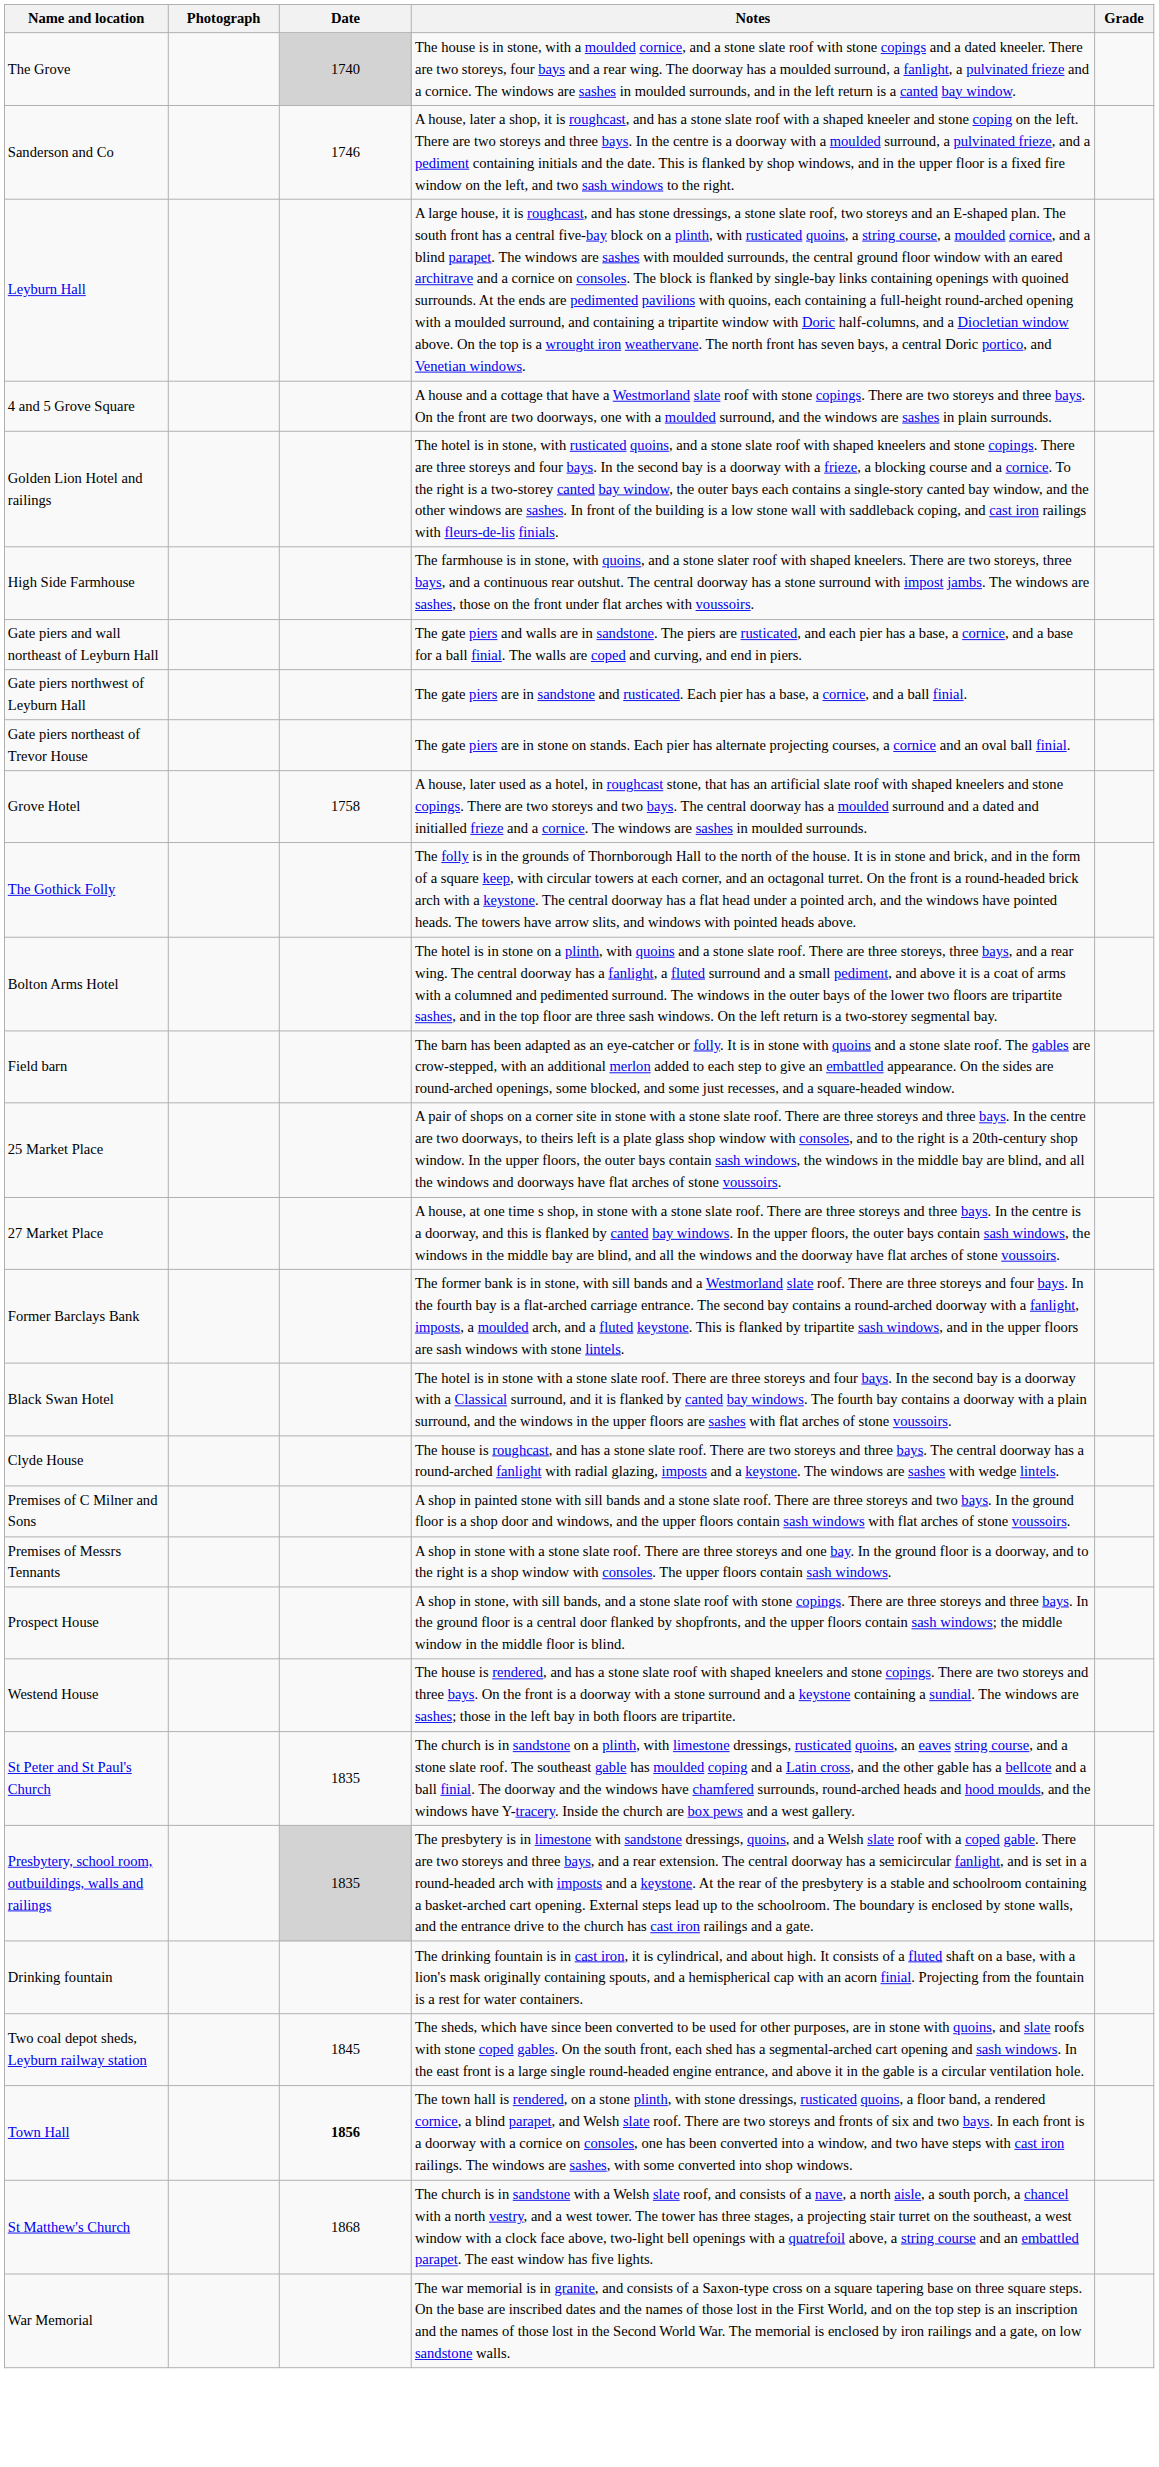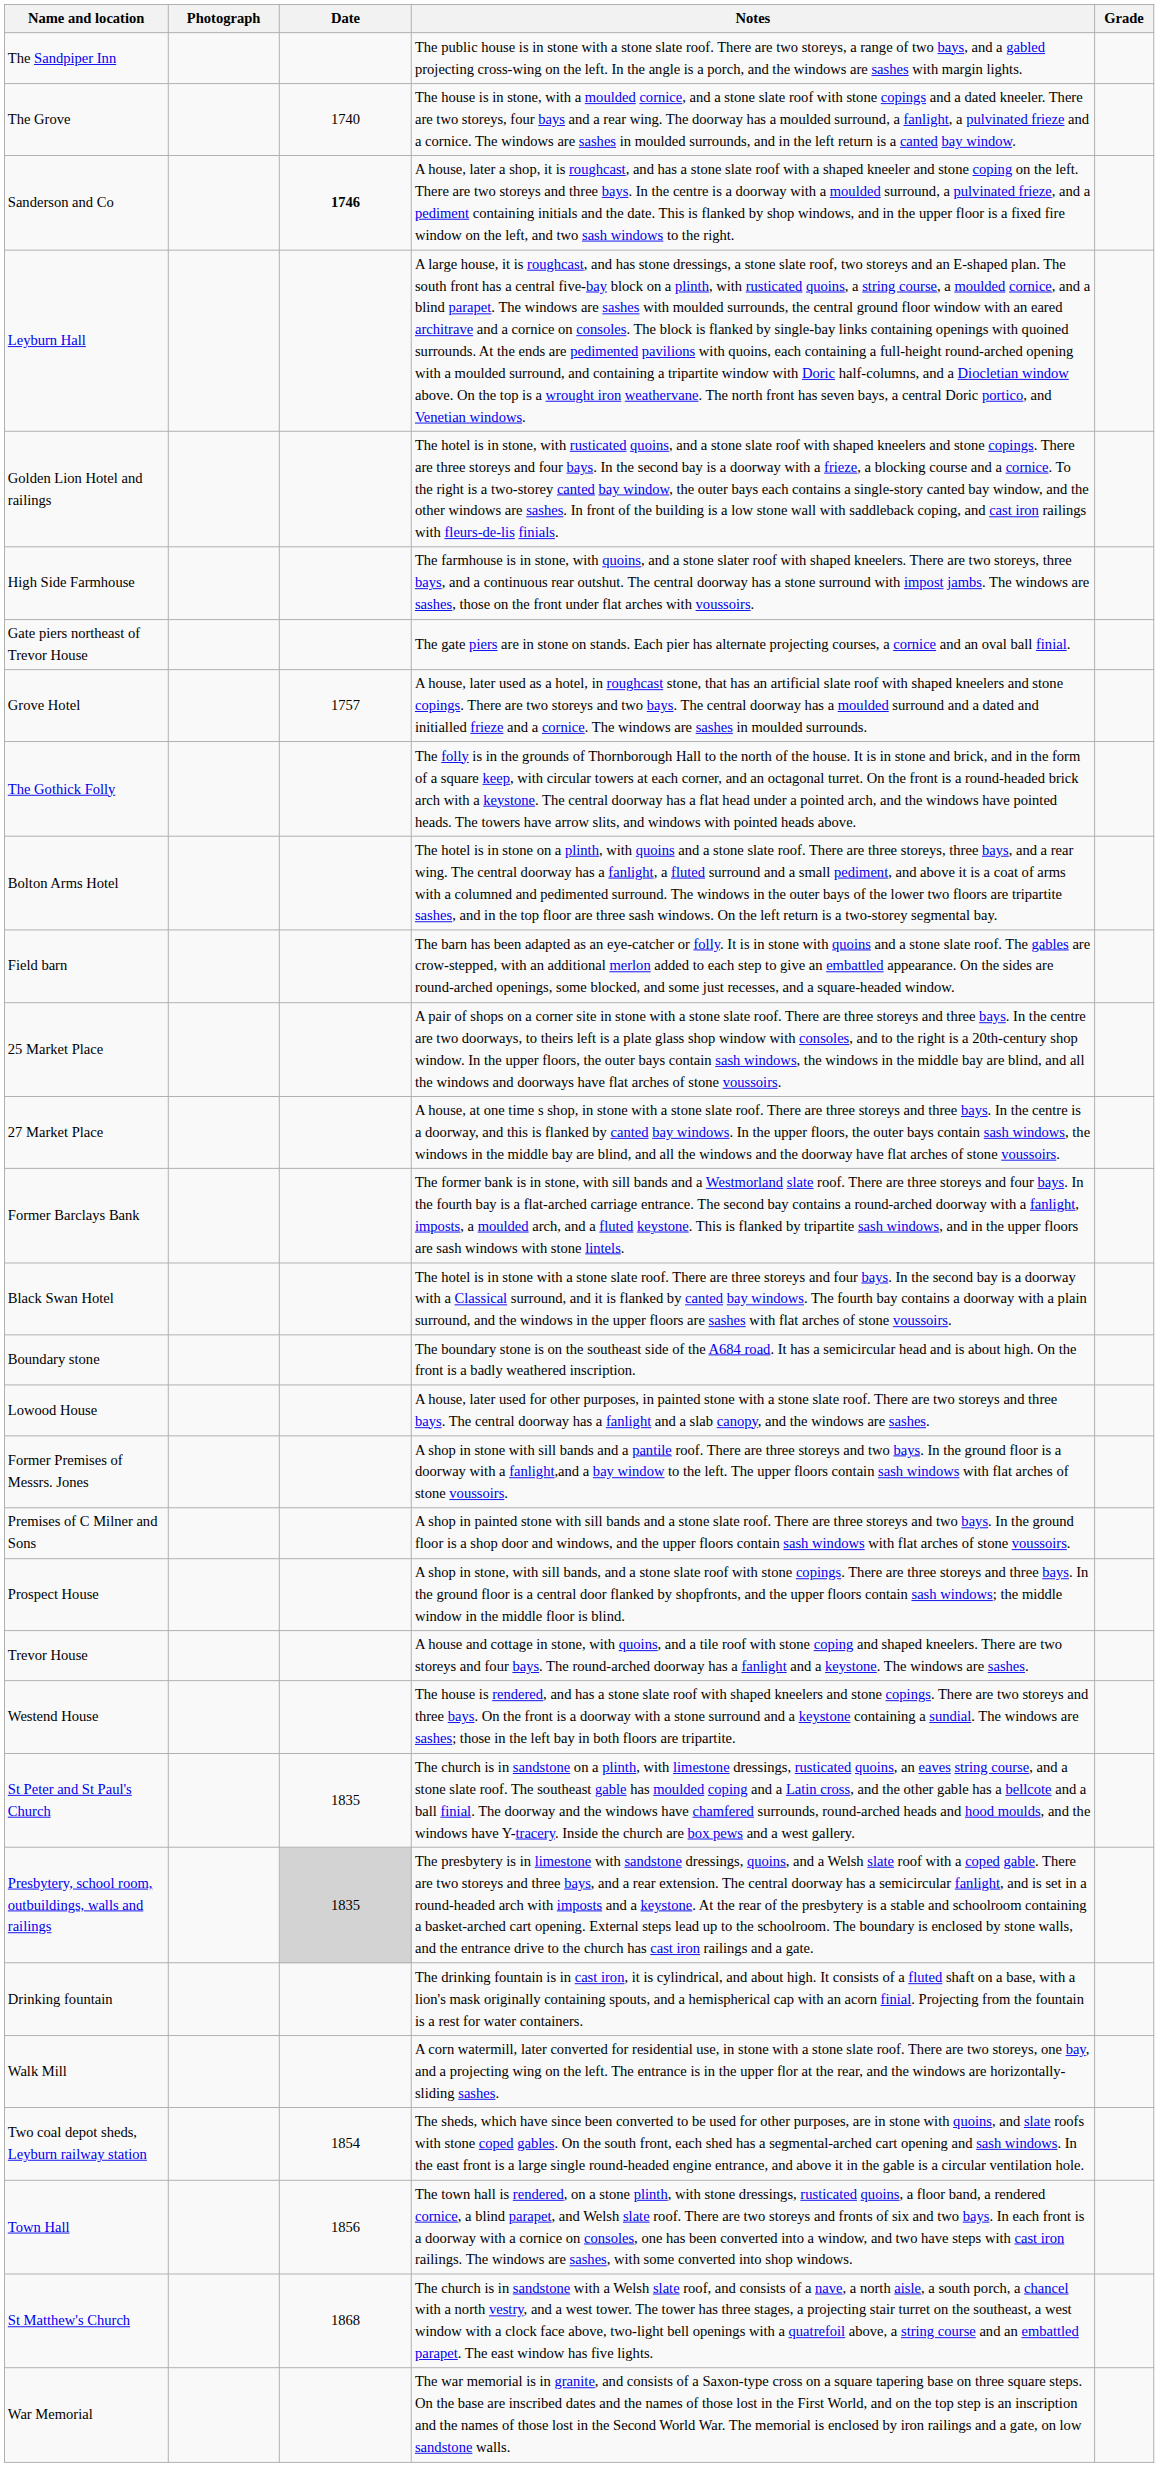+ row: (62, 58)
(345, 69) lightgrey background -> (345, 119) no background
(345, 152) normal -> (345, 202) bold
- row: (71, 405)
- row: (83, 644)
- row: (76, 694)
(345, 806) 1758 -> (345, 705) 1757
+ row: (54, 1360)
- row: (46, 1460)
+ row: (53, 1410)
+ row: (65, 1471)
- row: (64, 1561)
+ row: (48, 1655)
+ row: (37, 2071)
(345, 2049) 1845 -> (345, 2143) 1854
(345, 2132) bold -> (345, 2226) normal
